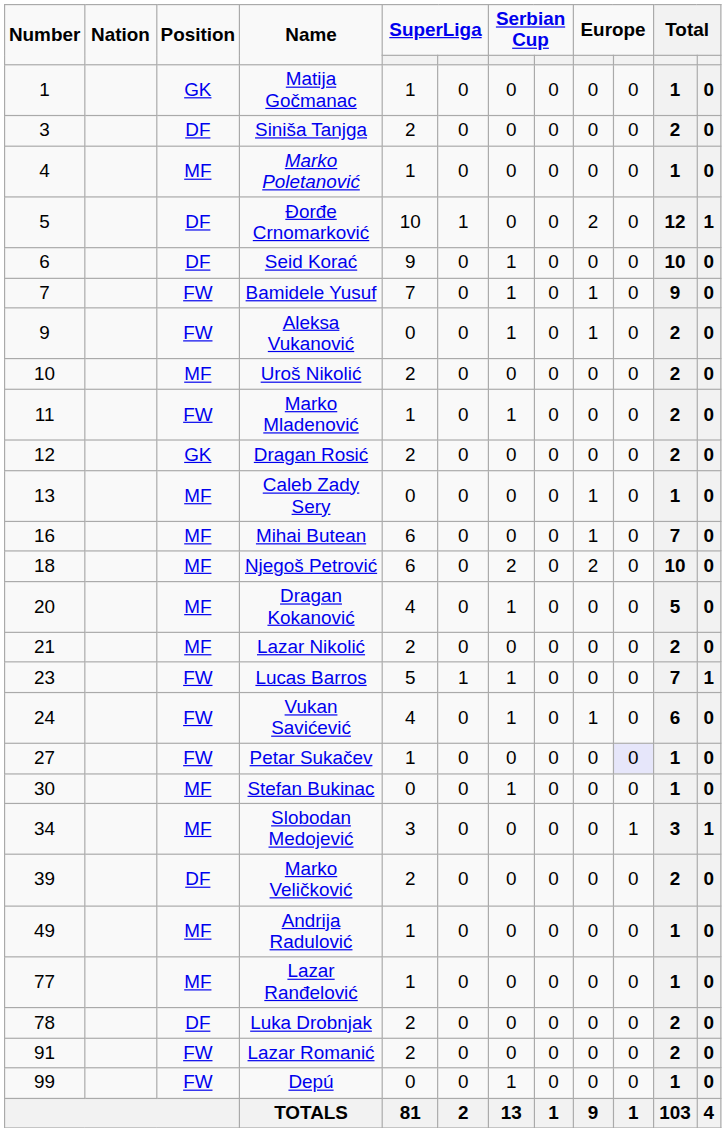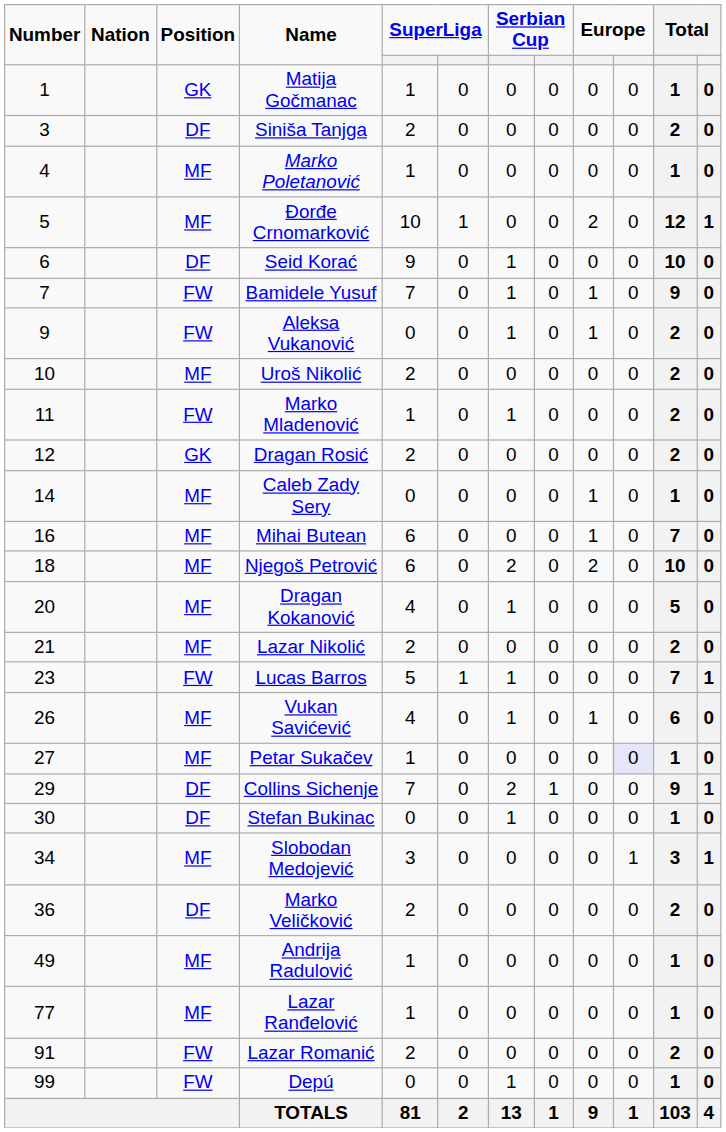(198, 222) DF -> (198, 222) MF
(45, 495) 13 -> (45, 495) 14
(45, 717) 24 -> (45, 717) 26
(198, 717) FW -> (198, 717) MF
(198, 758) FW -> (198, 758) MF
+ row: (311, 788)
(198, 788) MF -> (198, 818) DF
(45, 879) 39 -> (45, 909) 36
- row: (311, 1022)
